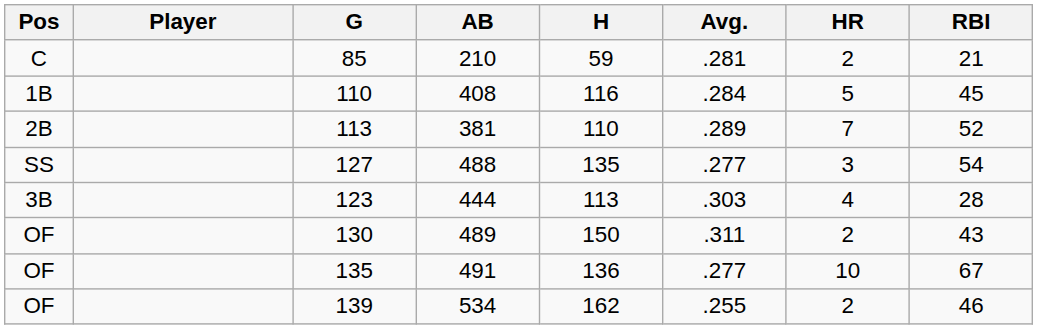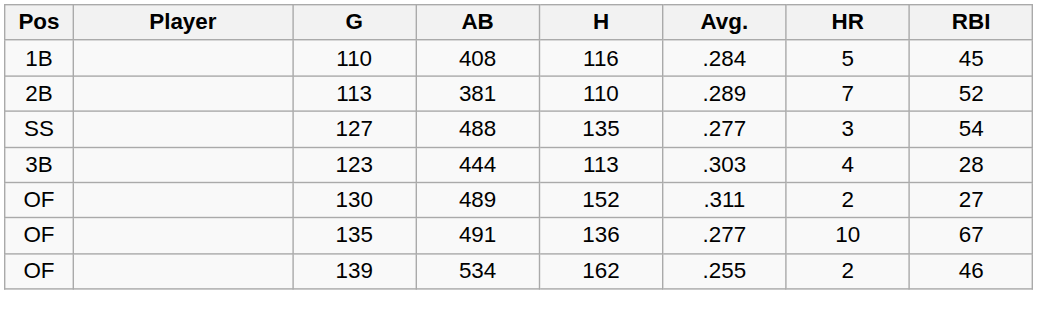- row: (354, 57)
(601, 235) 150 -> (601, 199) 152
(971, 235) 43 -> (971, 199) 27
